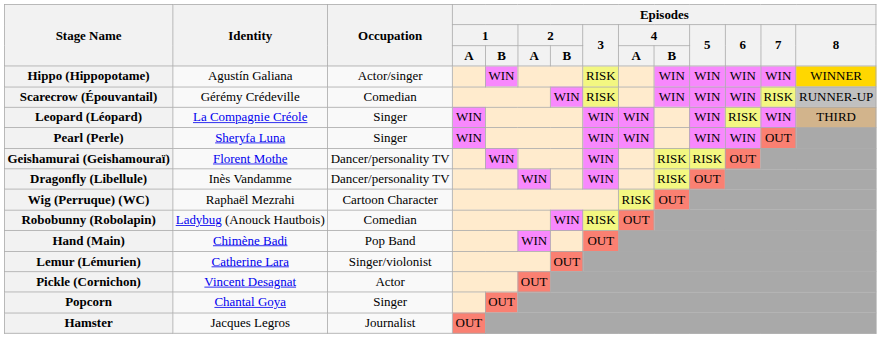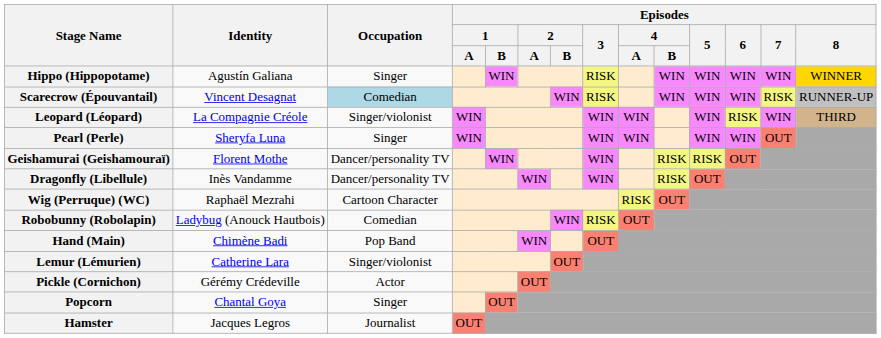(390, 76) Actor/singer -> (390, 76) Singer
(250, 96) Gérémy Crédeville -> (250, 96) Vincent Desagnat
(390, 96) no background -> (390, 96) lightblue background
(390, 117) Singer -> (390, 117) Singer/violonist
(250, 281) Vincent Desagnat -> (250, 281) Gérémy Crédeville
